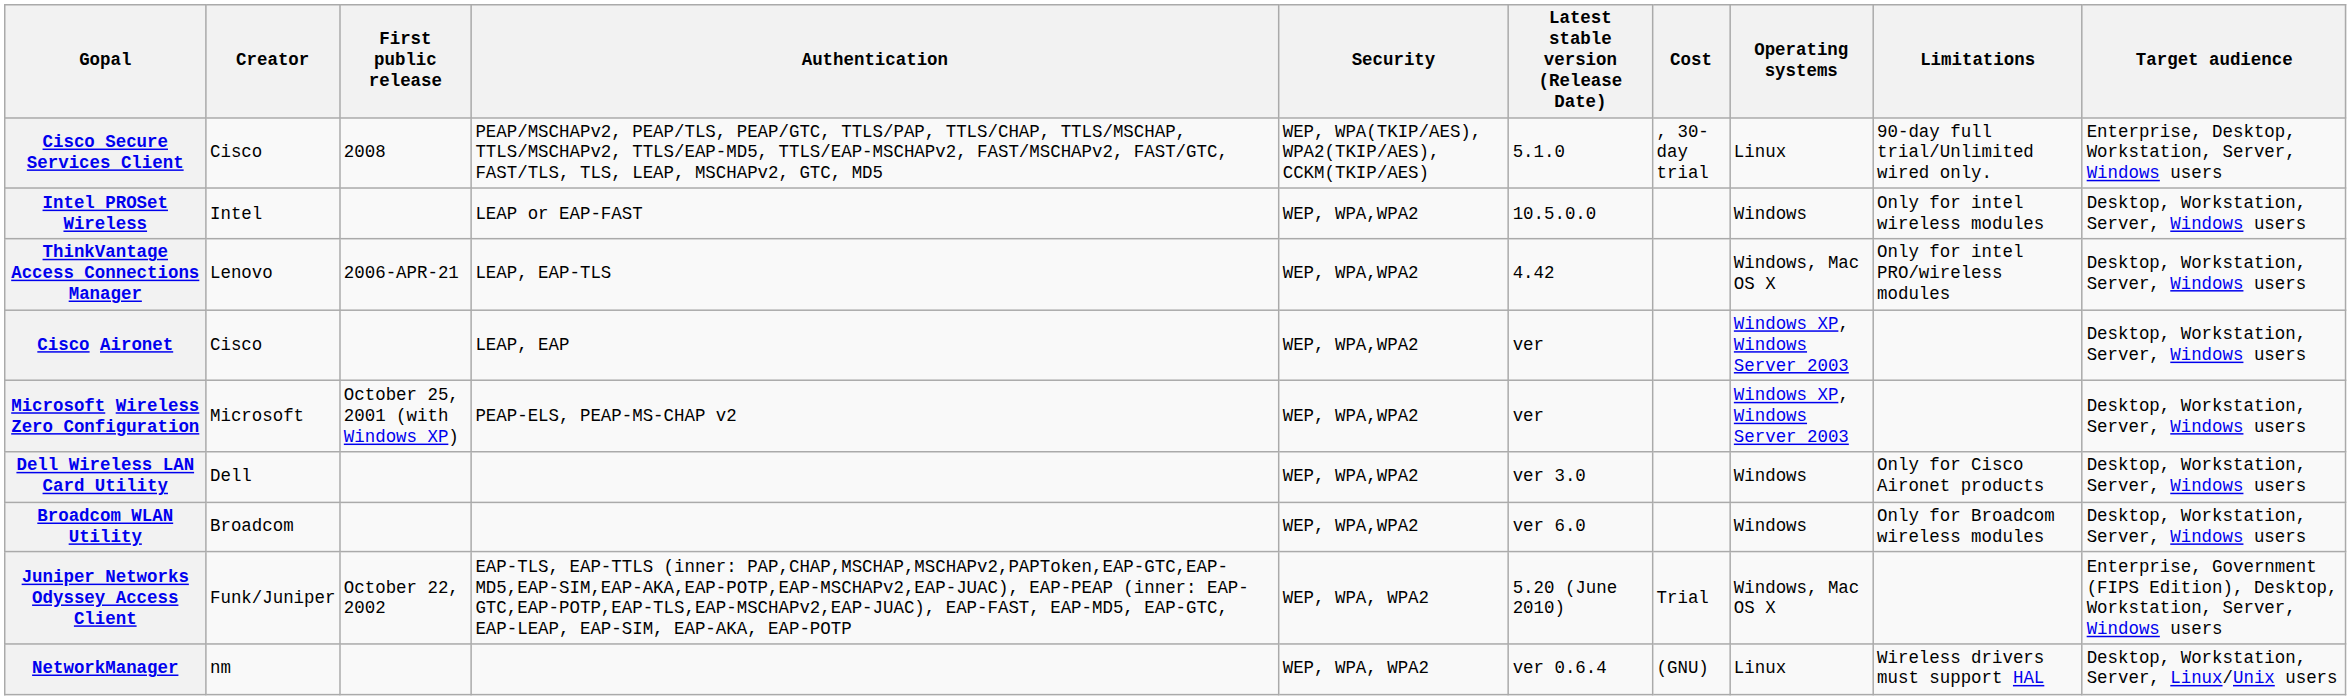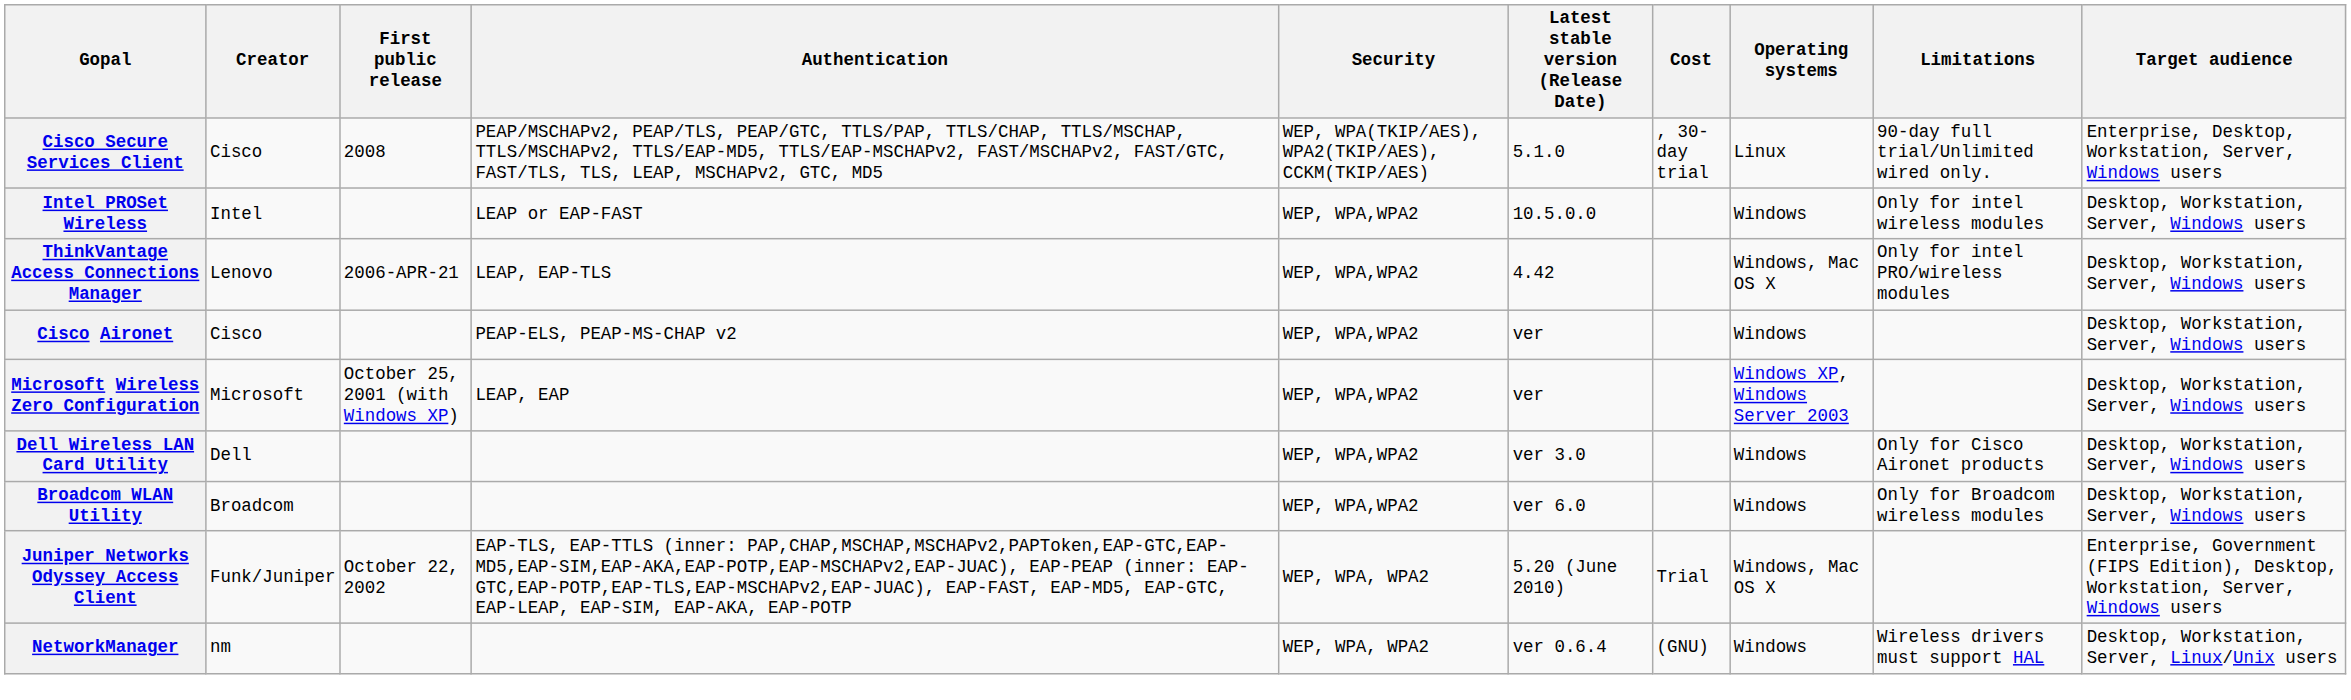(522, 345) LEAP, EAP -> (606, 334) PEAP-ELS, PEAP-MS-CHAP v2
(1791, 345) Windows XP, Windows Server 2003 -> (1770, 334) Windows
(606, 416) PEAP-ELS, PEAP-MS-CHAP v2 -> (522, 395) LEAP, EAP
(1760, 669) Linux -> (1770, 648) Windows
